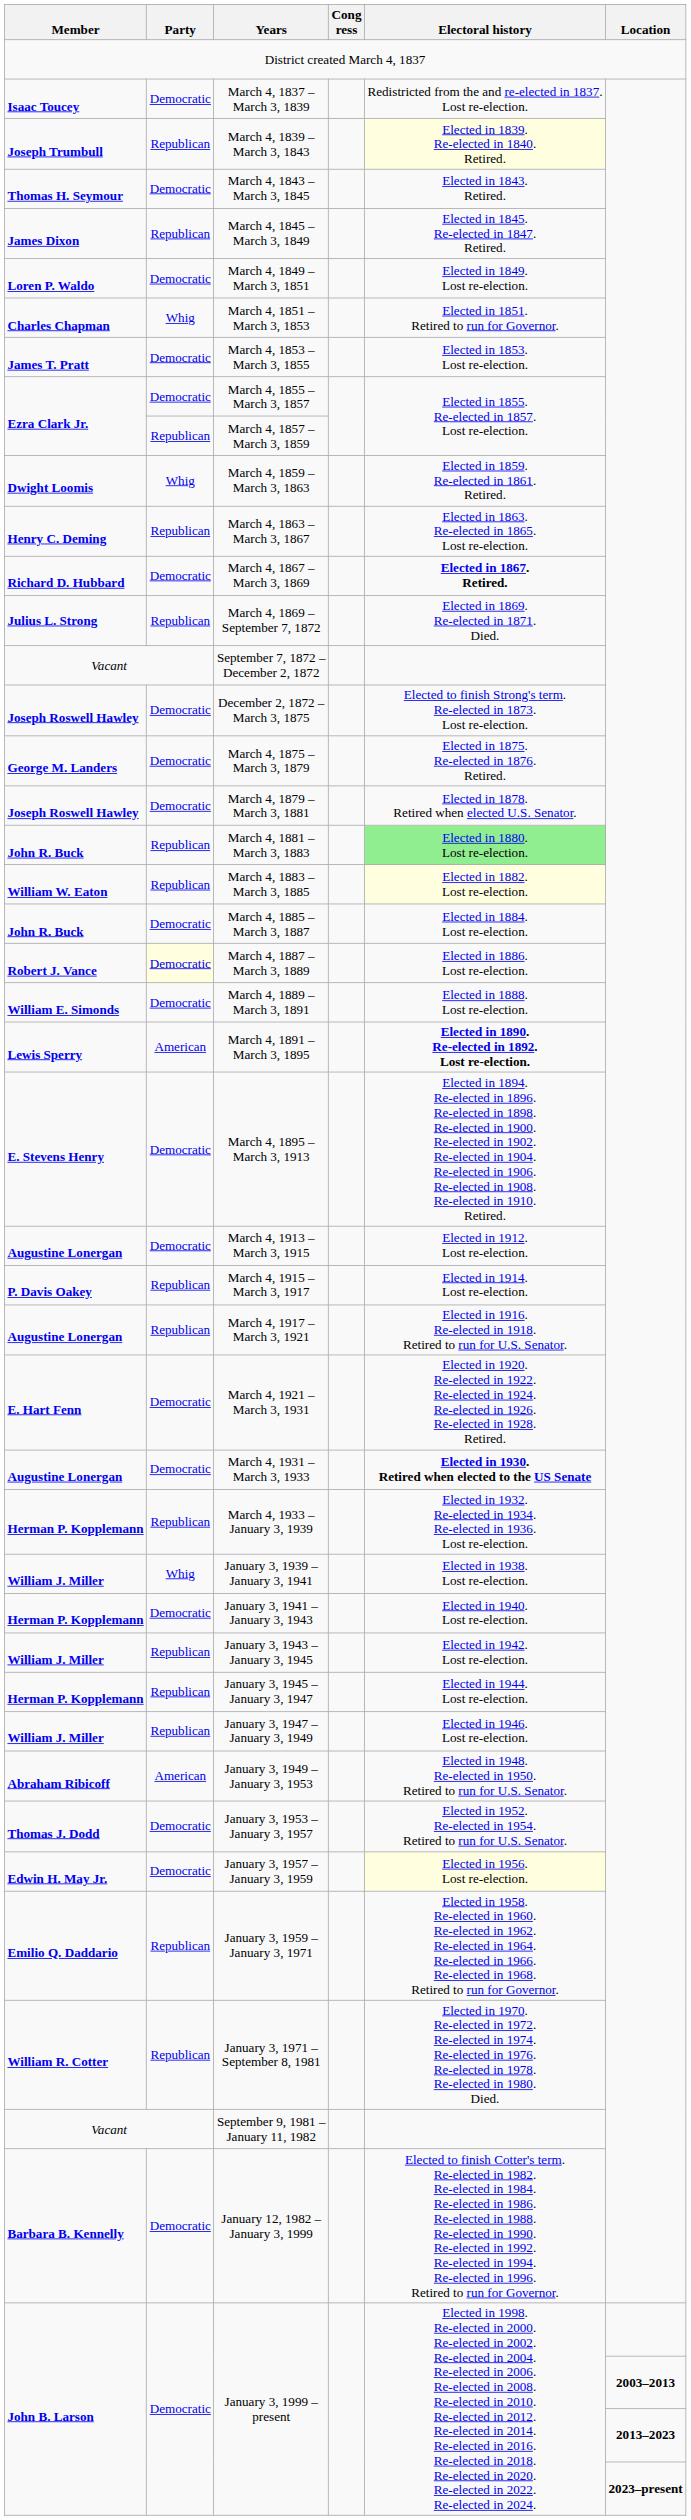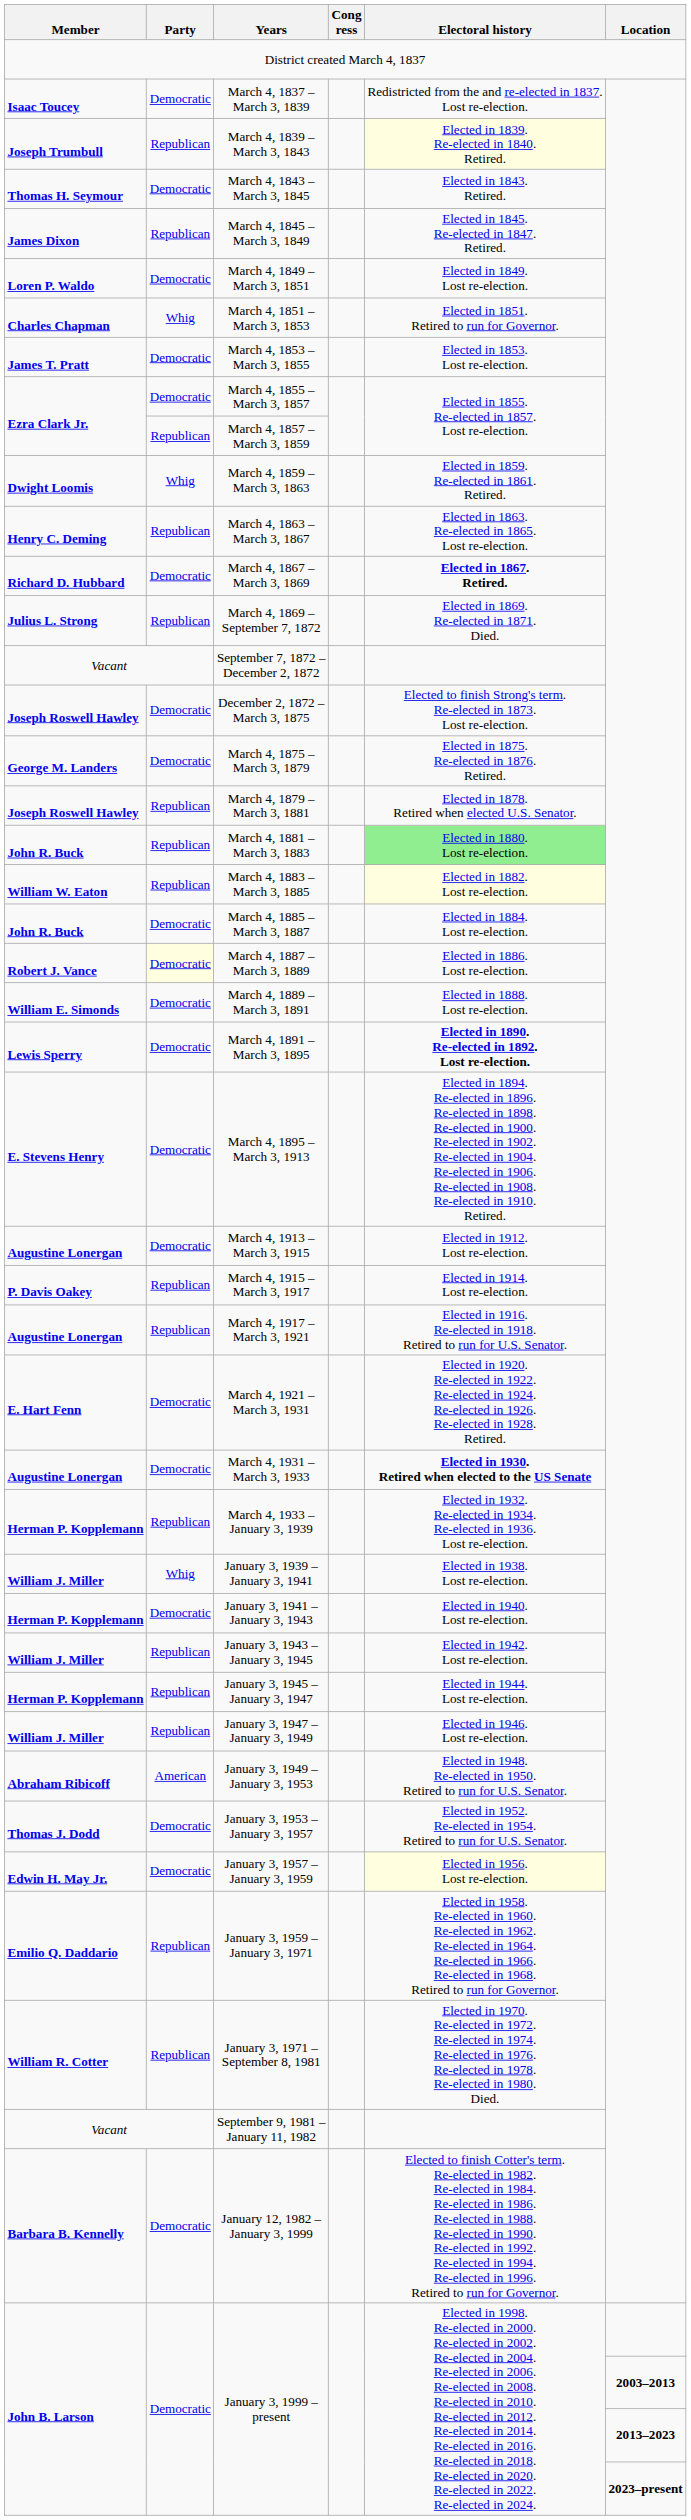(180, 805) Democratic -> (180, 805) Republican
(180, 1047) American -> (180, 1047) Democratic
